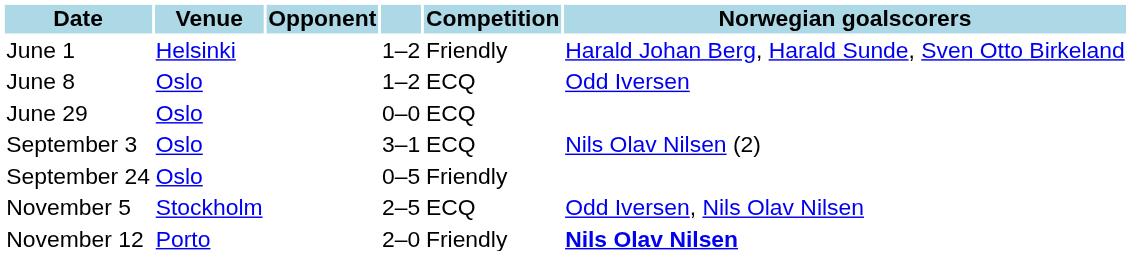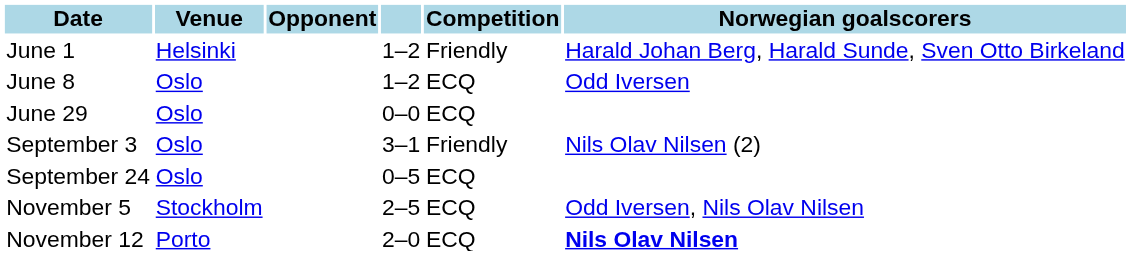(451, 144) ECQ -> (467, 144) Friendly
(467, 176) Friendly -> (451, 176) ECQ
(467, 239) Friendly -> (451, 239) ECQ
